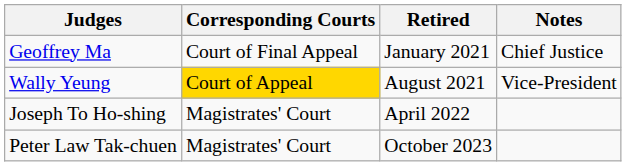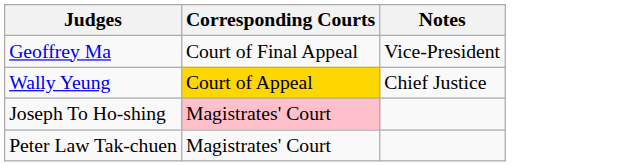- column: (438, 20)
(552, 51) Chief Justice -> (442, 51) Vice-President
(559, 82) Vice-President -> (435, 82) Chief Justice
(258, 113) no background -> (258, 113) pink background
